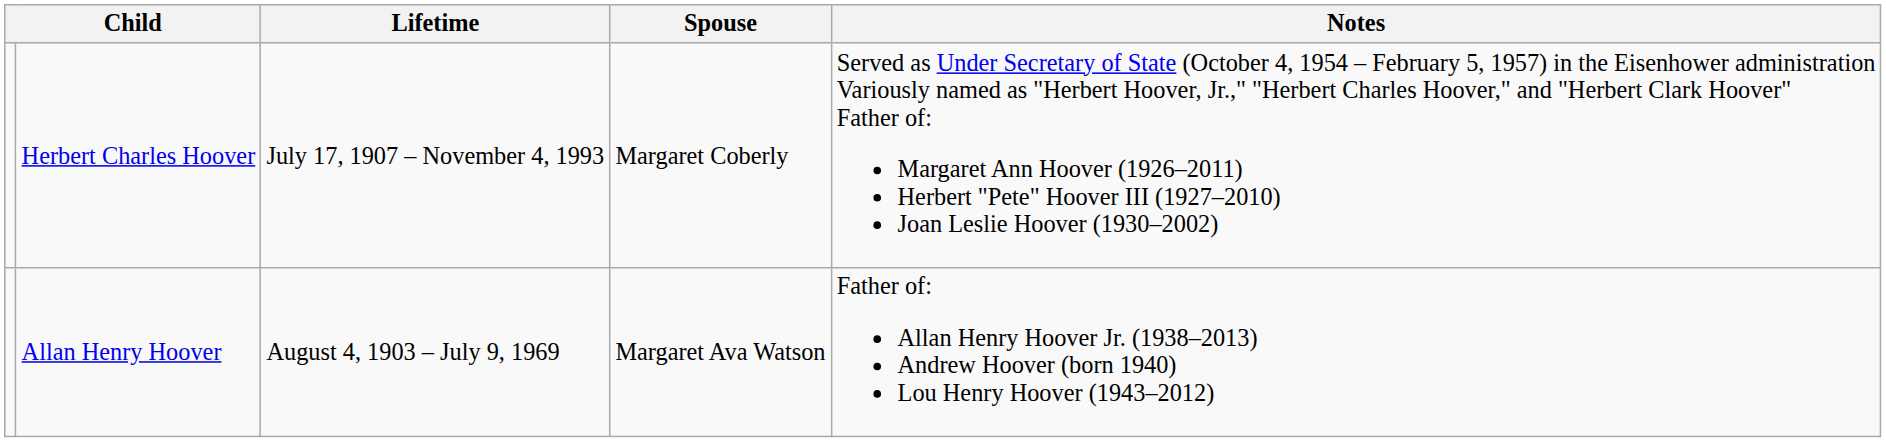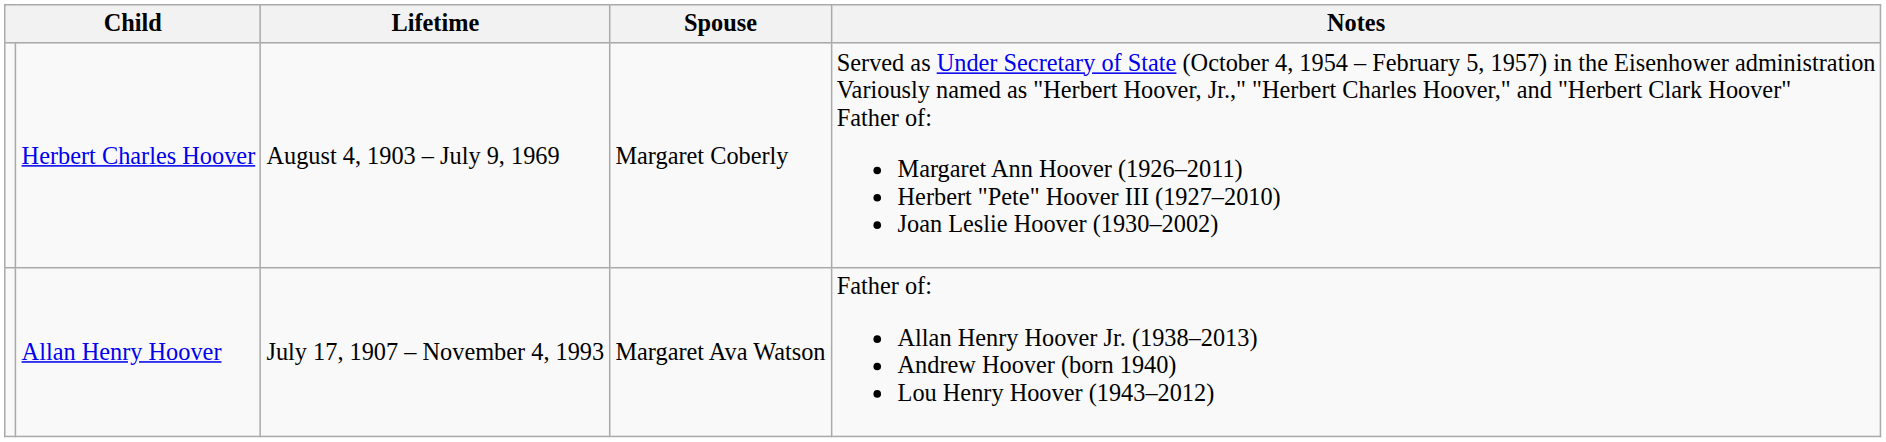(435, 155) July 17, 1907 – November 4, 1993 -> (413, 155) August 4, 1903 – July 9, 1969
(413, 351) August 4, 1903 – July 9, 1969 -> (435, 351) July 17, 1907 – November 4, 1993
